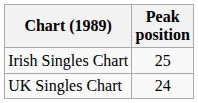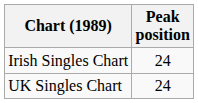(163, 60) 25 -> (163, 60) 24
